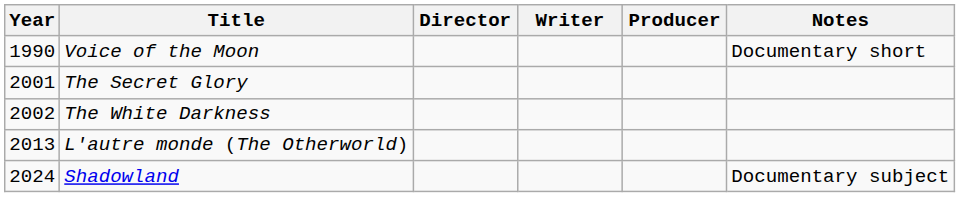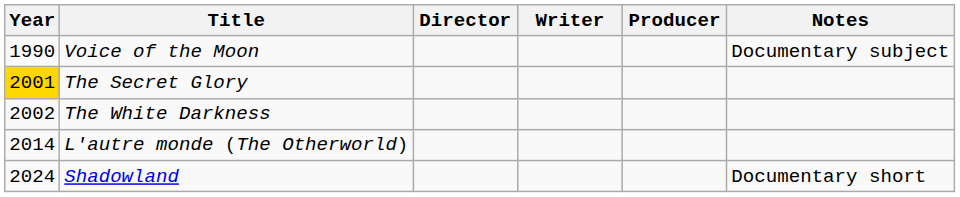(829, 51) Documentary short -> (840, 51) Documentary subject
(32, 83) no background -> (32, 83) gold background
(32, 145) 2013 -> (32, 145) 2014
(840, 176) Documentary subject -> (829, 176) Documentary short
